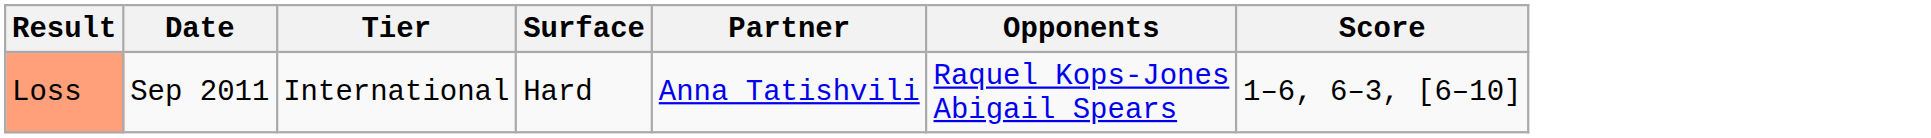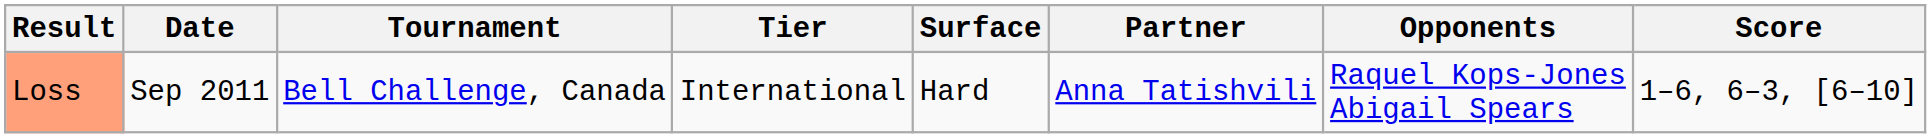+ column: (475, 29)
